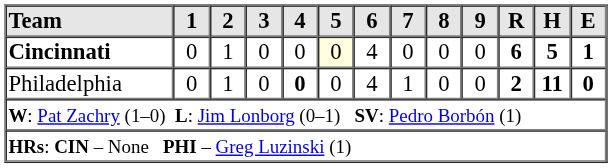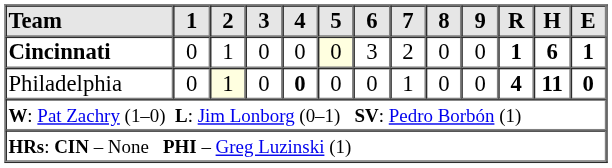(372, 52) 4 -> (372, 52) 3
(408, 52) 0 -> (408, 52) 2
(516, 52) 6 -> (516, 52) 1
(552, 52) 5 -> (552, 52) 6
(228, 83) no background -> (228, 83) lightyellow background
(372, 83) 4 -> (372, 83) 0
(516, 83) 2 -> (516, 83) 4
